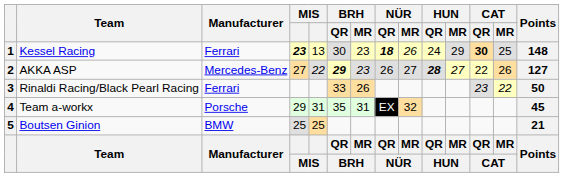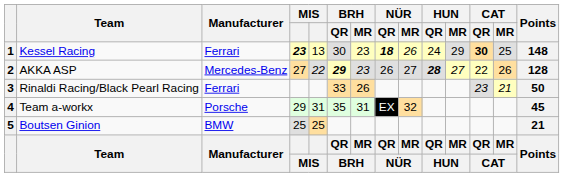(538, 69) 127 -> (538, 69) 128
(505, 88) 22 -> (505, 88) 21
